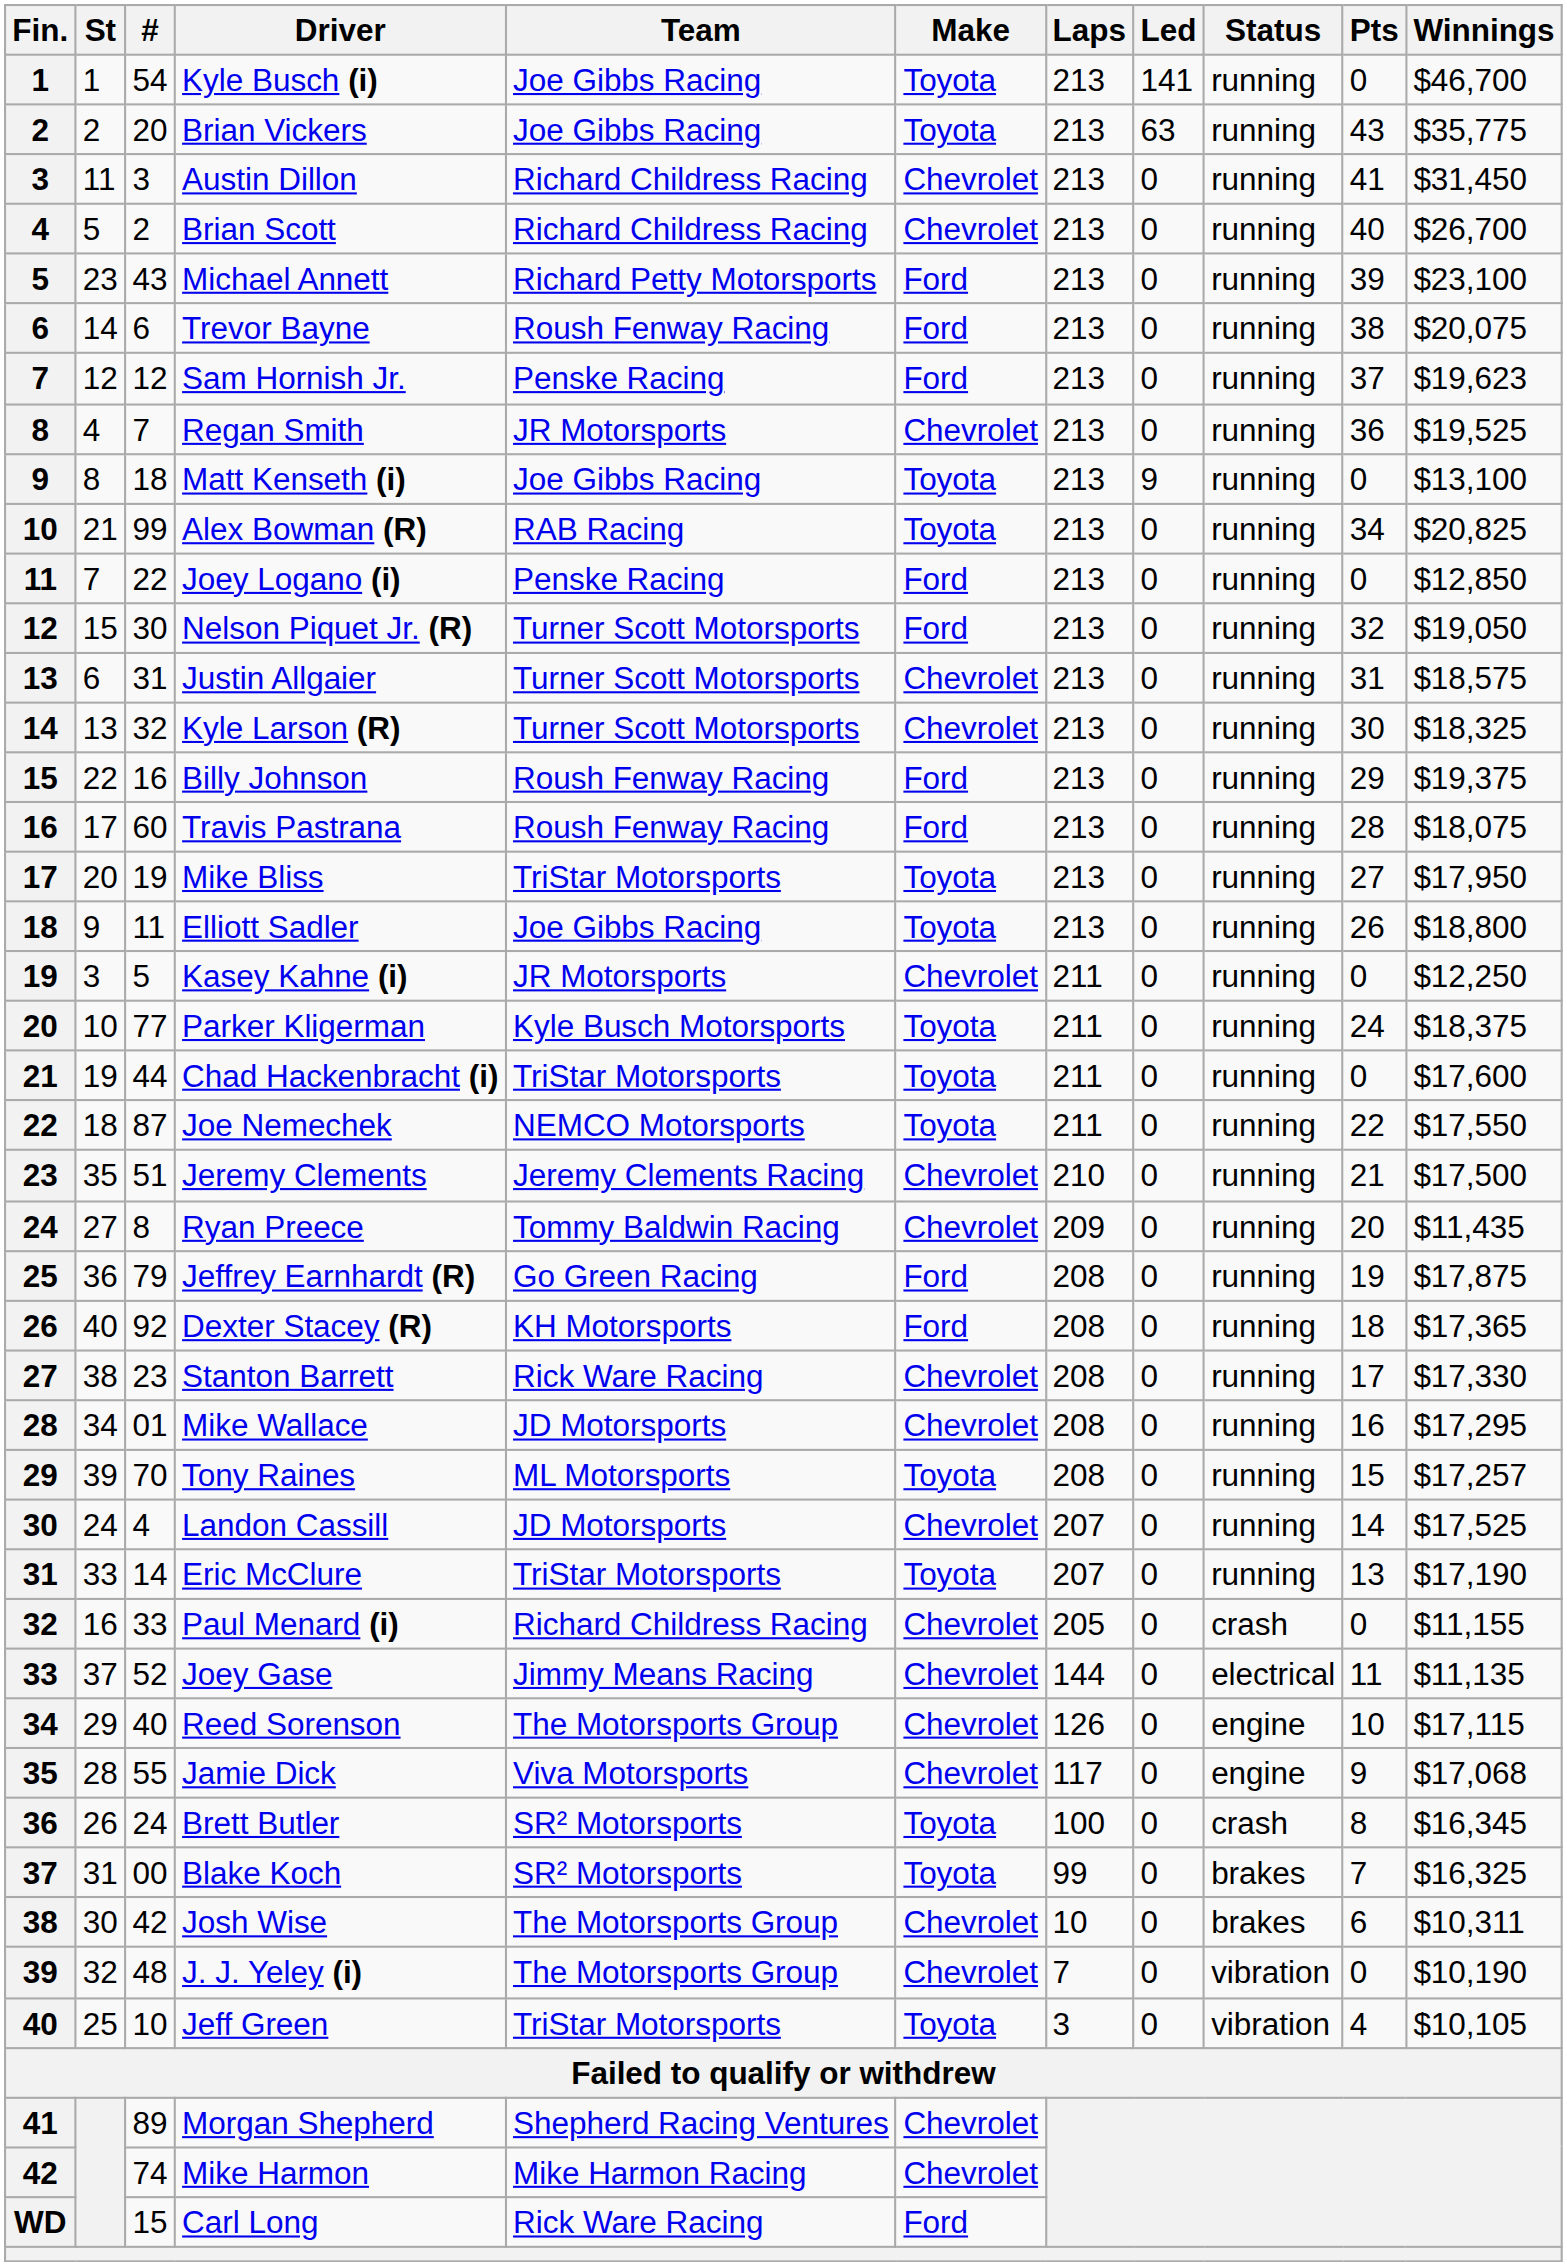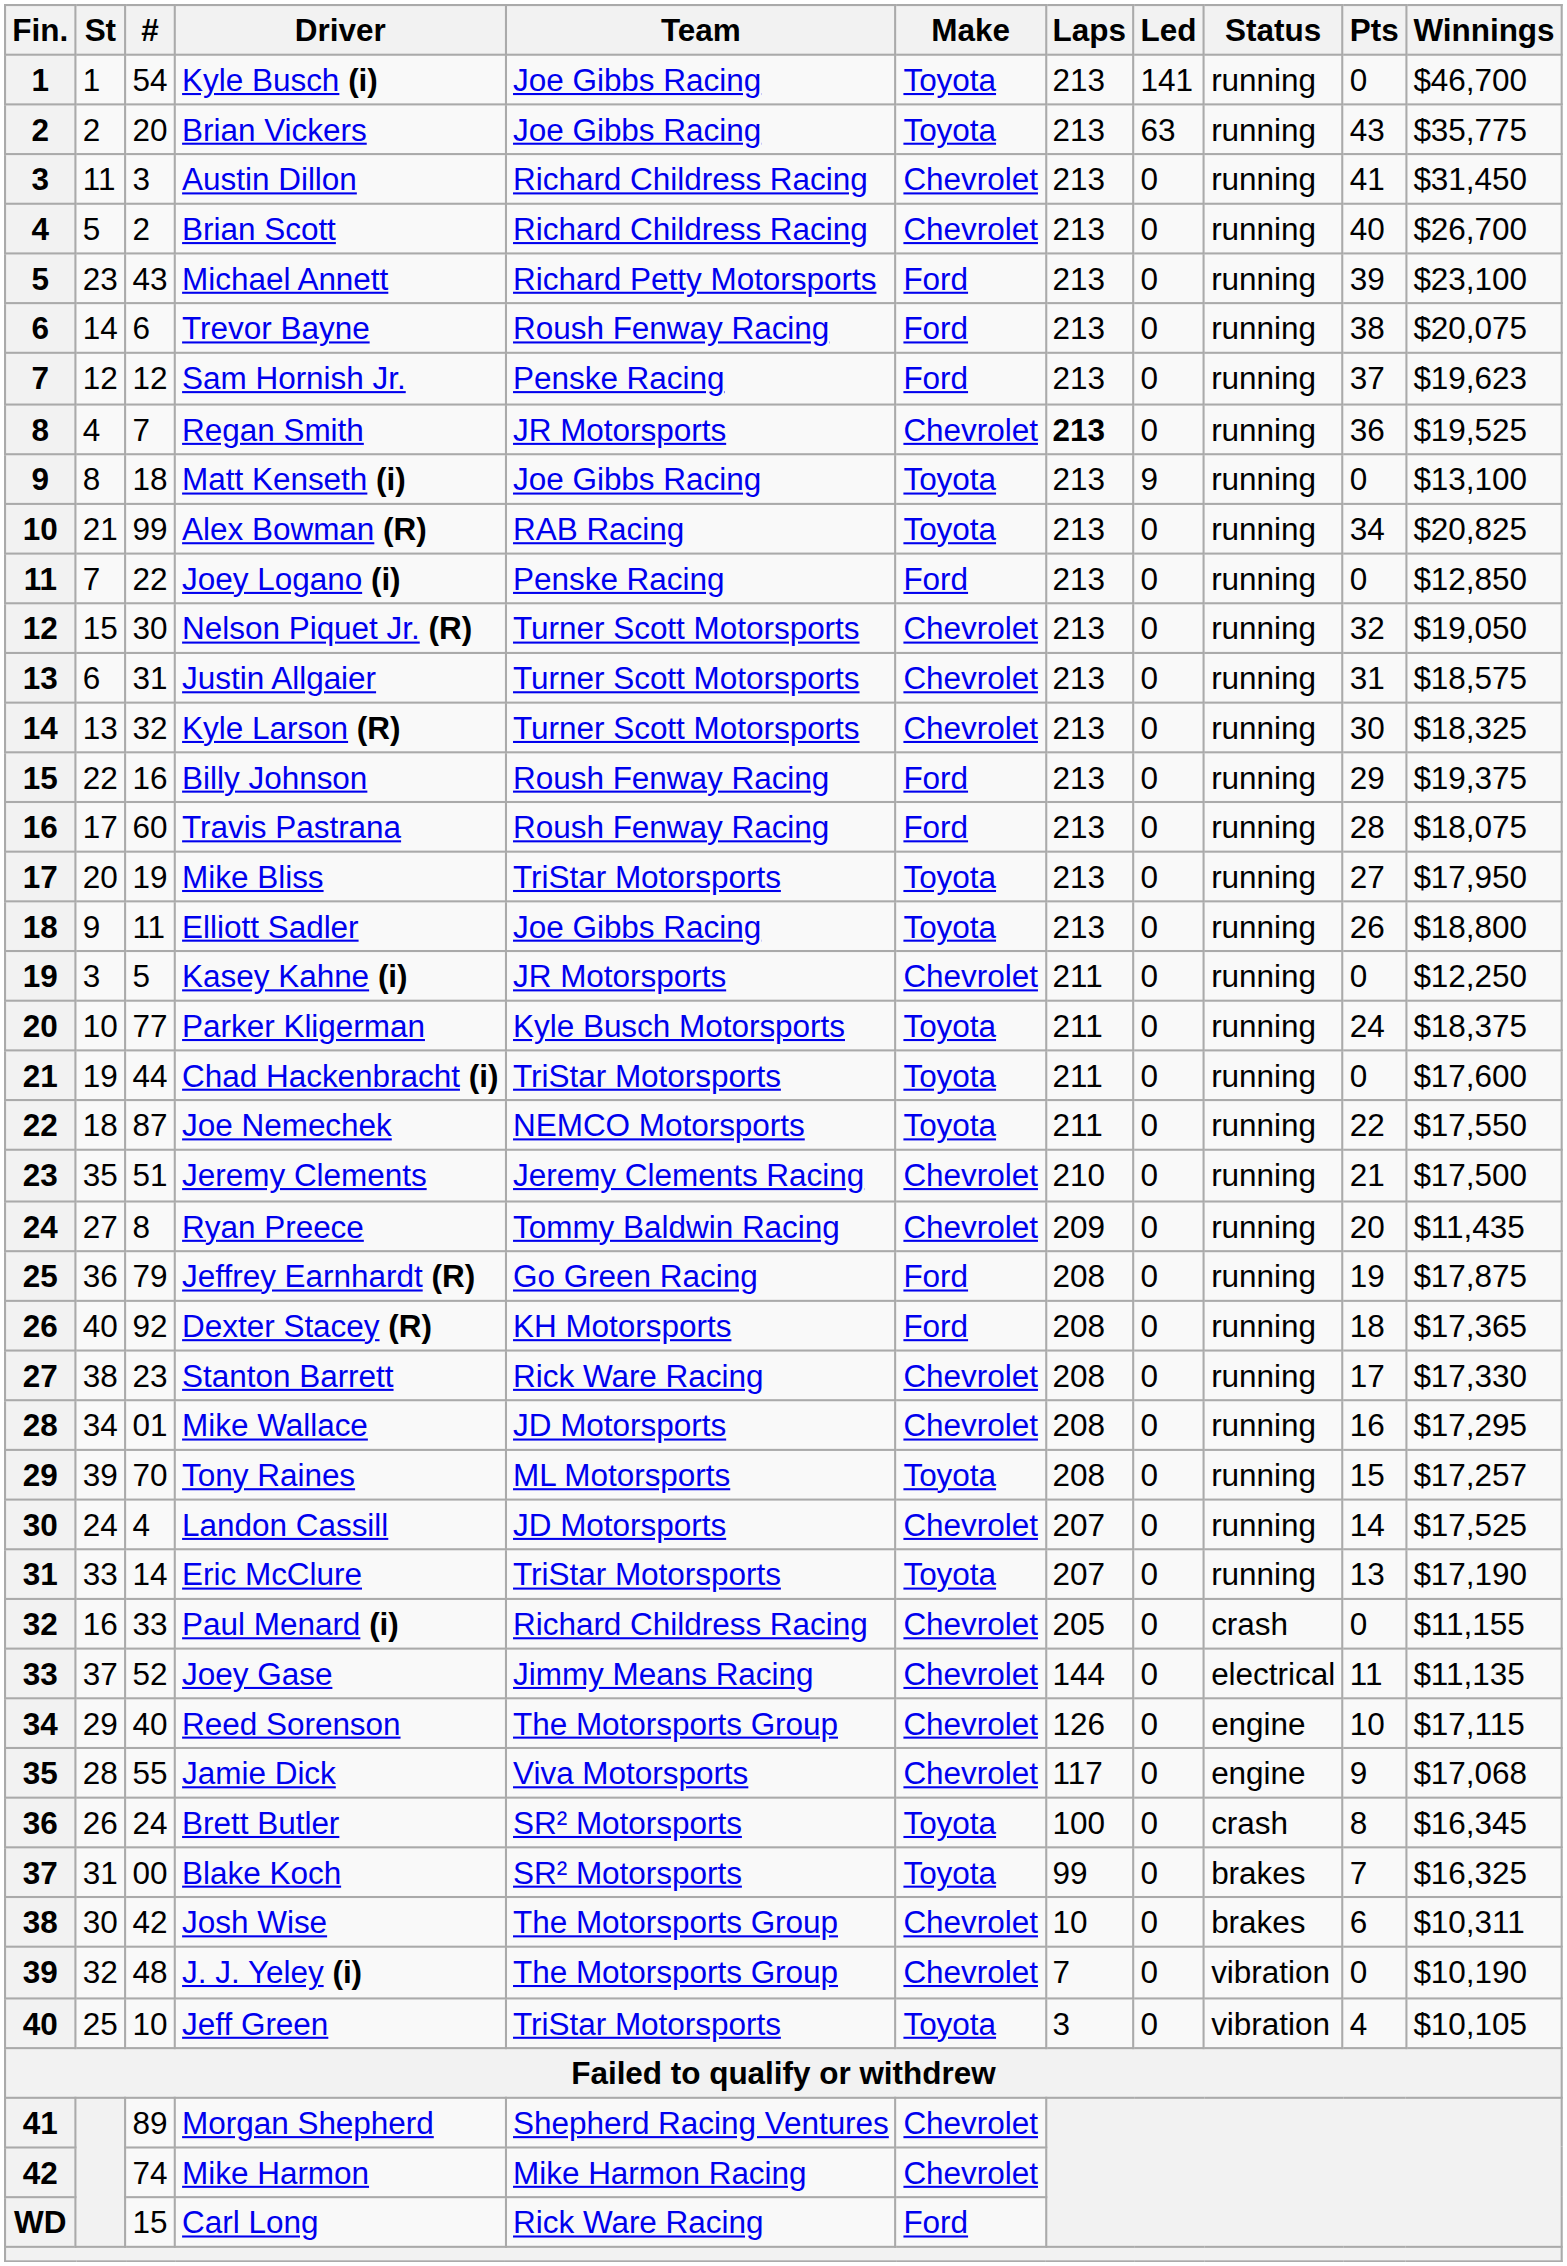(1079, 429) normal -> (1079, 429) bold
(936, 628) Ford -> (971, 628) Chevrolet
